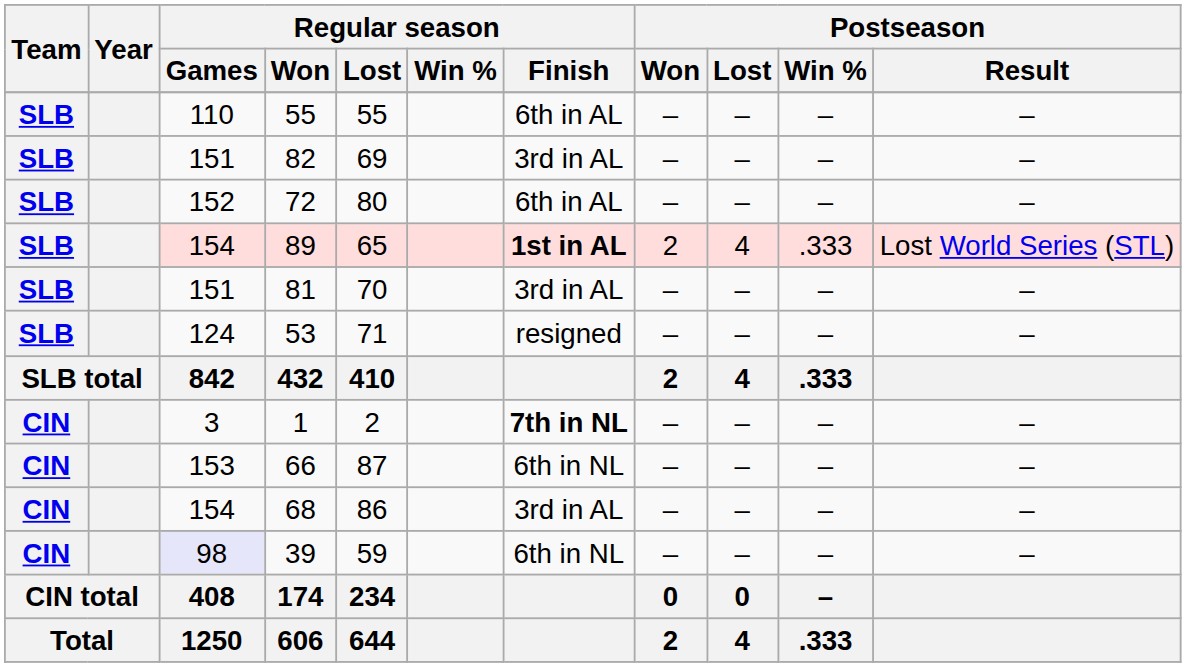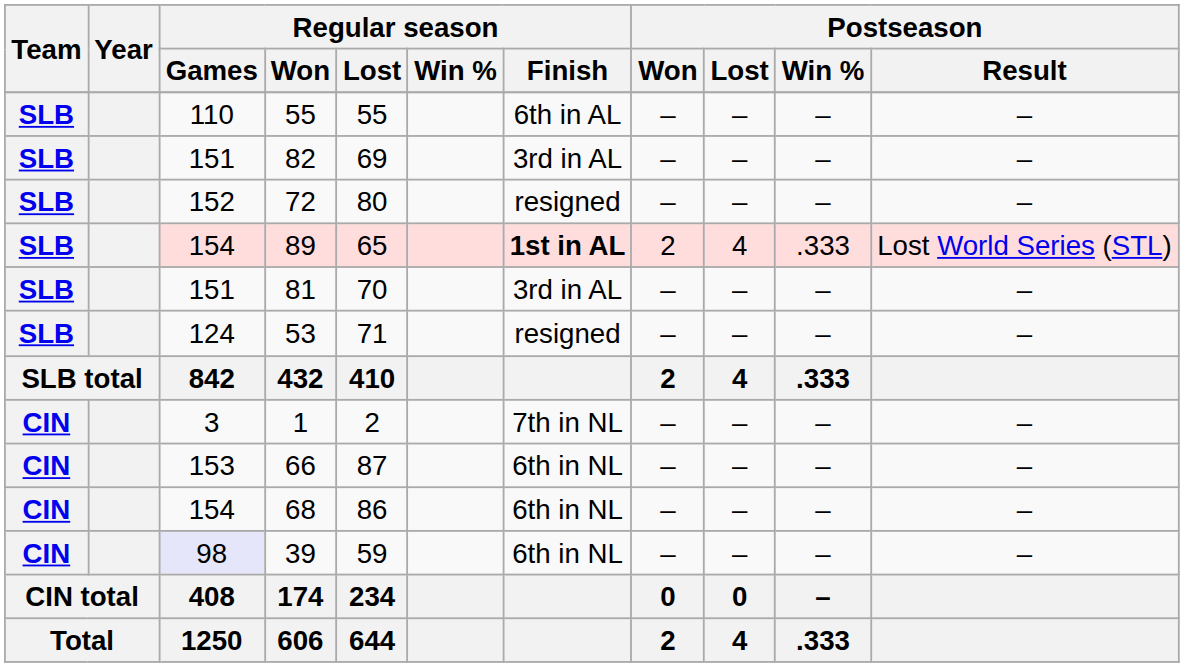(569, 202) 6th in AL -> (568, 202) resigned
(569, 421) bold -> (568, 421) normal
(569, 509) 3rd in AL -> (568, 509) 6th in NL
